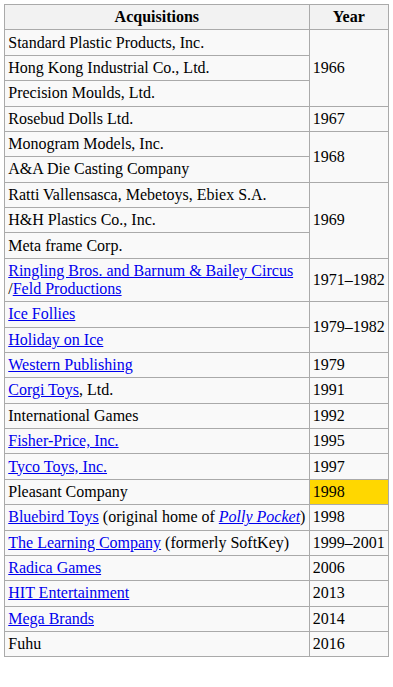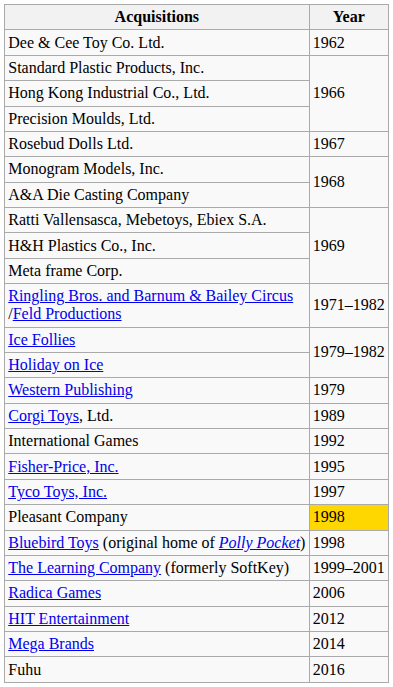+ row: (86, 42)
(329, 390) 1991 -> (329, 415) 1989
(329, 593) 2013 -> (329, 618) 2012
